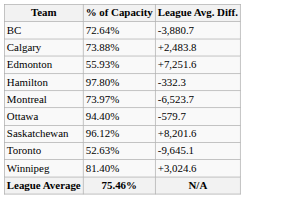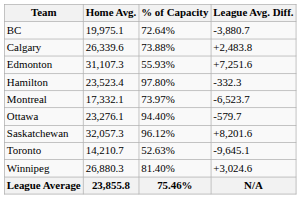+ column: (111, 13)
